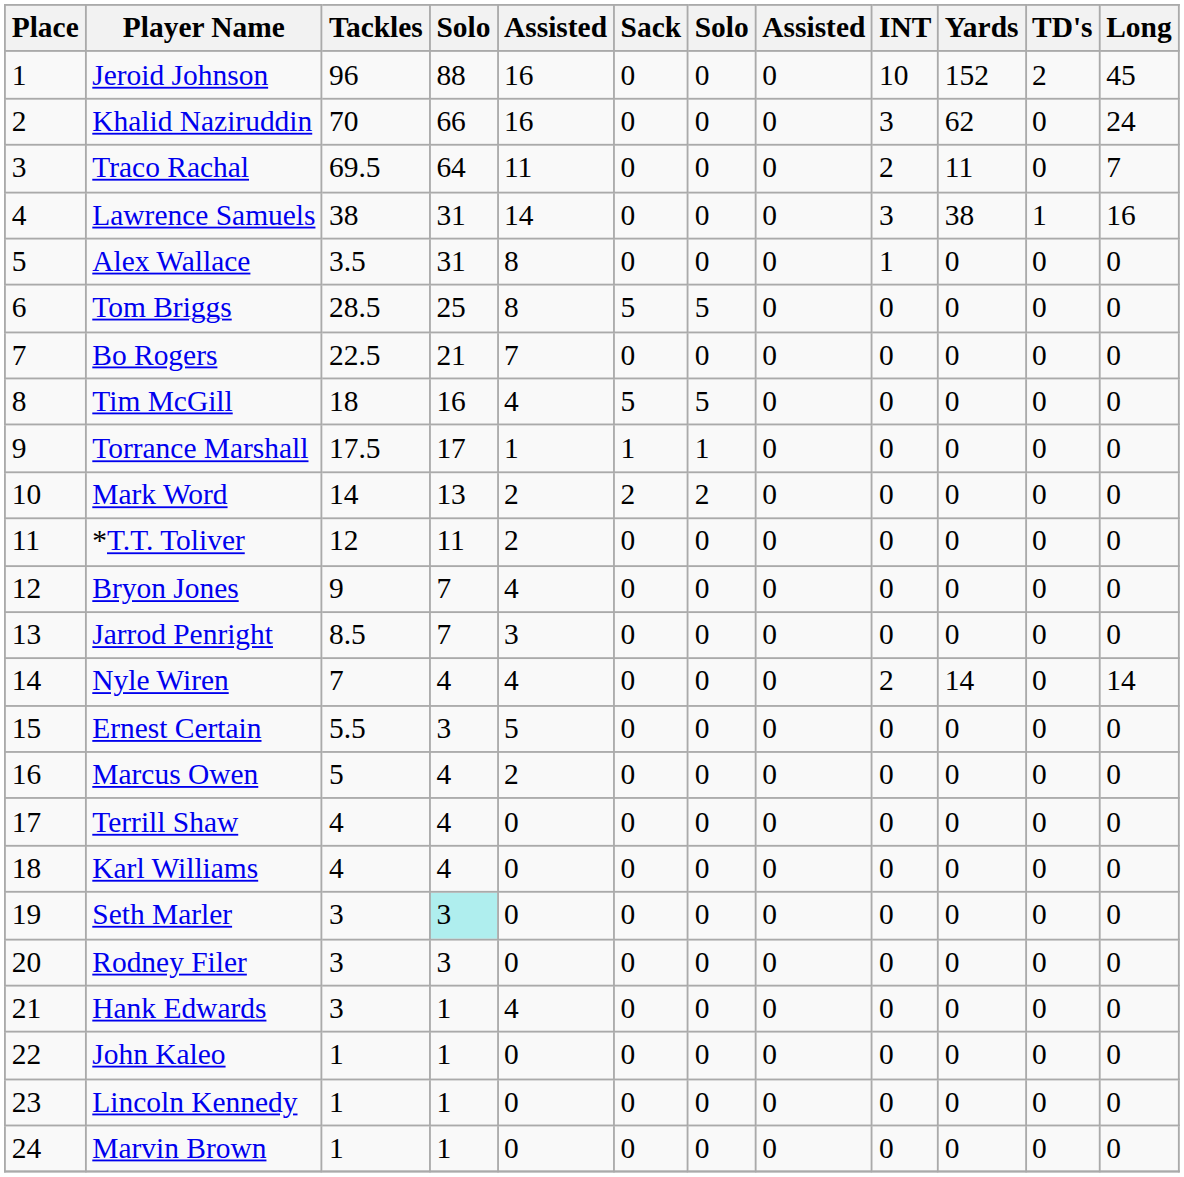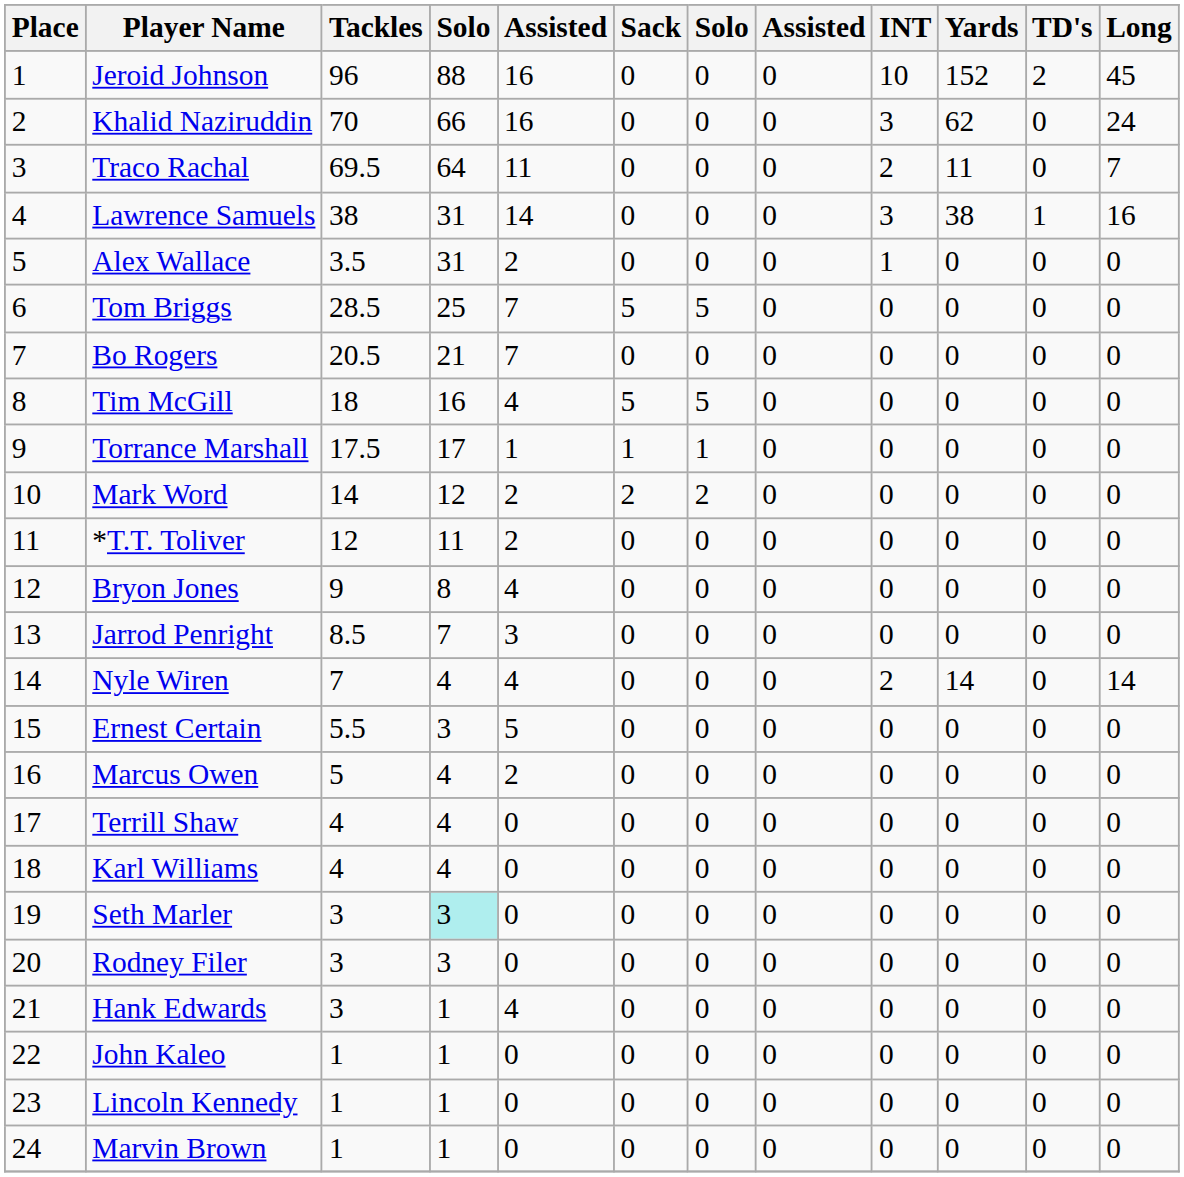(511, 261) 8 -> (511, 261) 2
(511, 307) 8 -> (511, 307) 7
(355, 354) 22.5 -> (355, 354) 20.5
(451, 494) 13 -> (451, 494) 12
(444, 588) 7 -> (444, 588) 8
